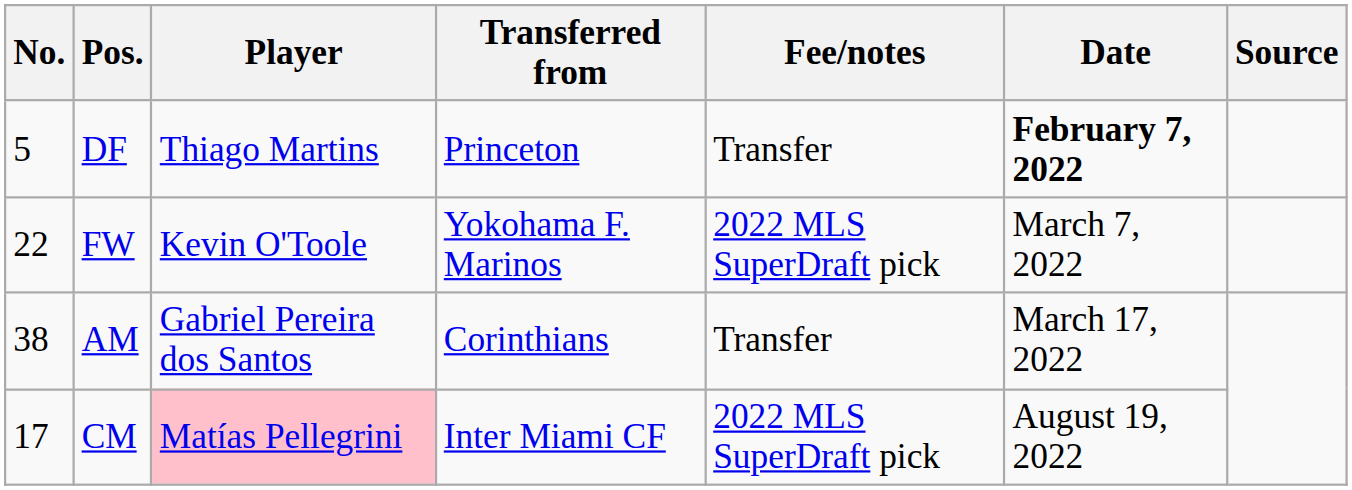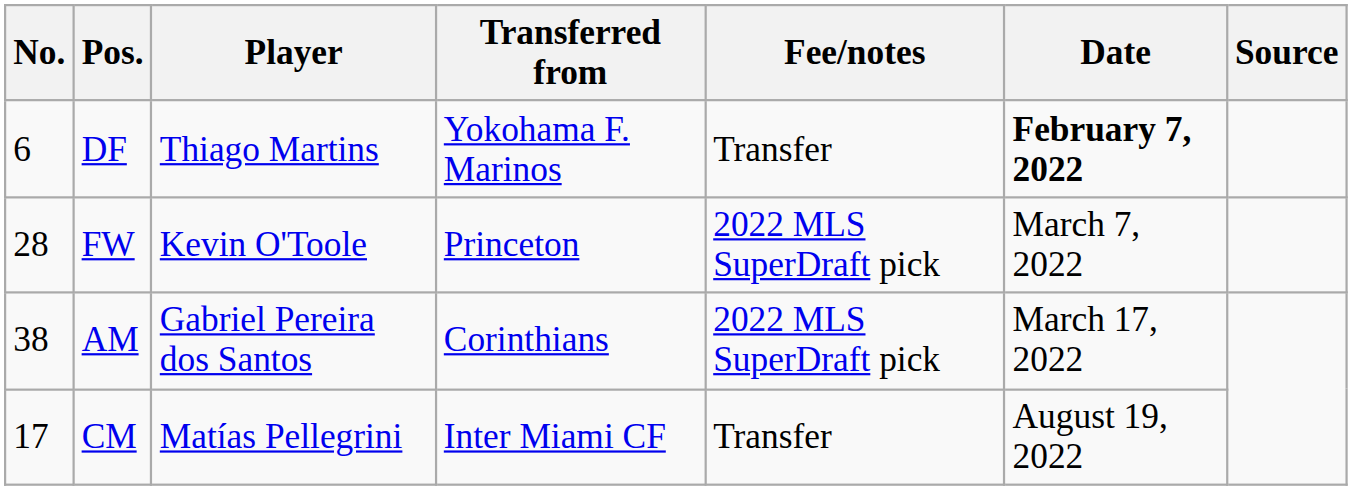(22, 148) 5 -> (22, 148) 6
(512, 148) Princeton -> (537, 148) Yokohama F. Marinos
(31, 244) 22 -> (31, 244) 28
(537, 244) Yokohama F. Marinos -> (512, 244) Princeton
(772, 340) Transfer -> (827, 340) 2022 MLS SuperDraft pick
(281, 435) pink background -> (281, 435) no background
(827, 435) 2022 MLS SuperDraft pick -> (772, 435) Transfer
